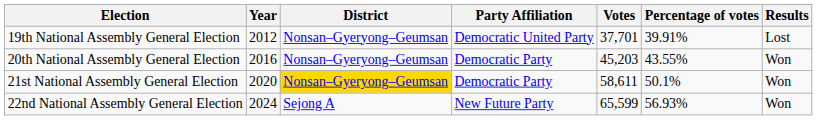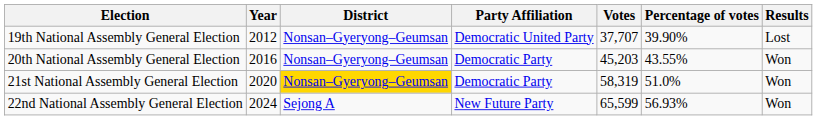(619, 37) 37,701 -> (619, 37) 37,707
(666, 37) 39.91% -> (666, 37) 39.90%
(619, 81) 58,611 -> (619, 81) 58,319
(663, 81) 50.1% -> (663, 81) 51.0%
